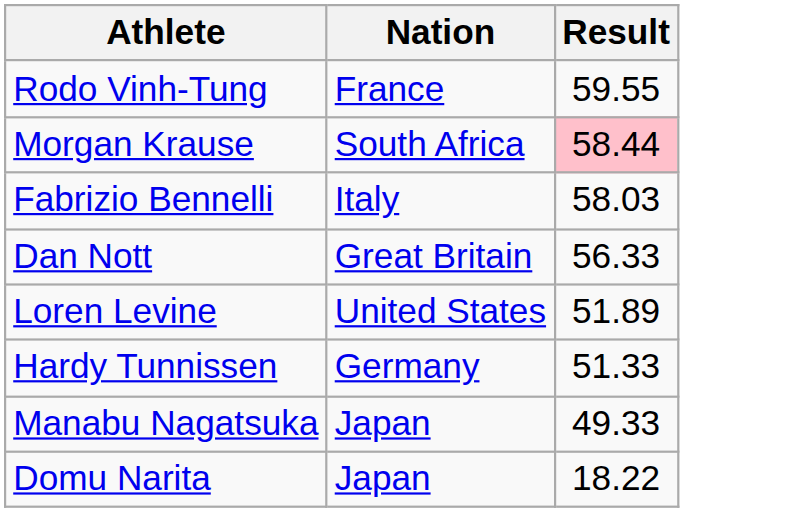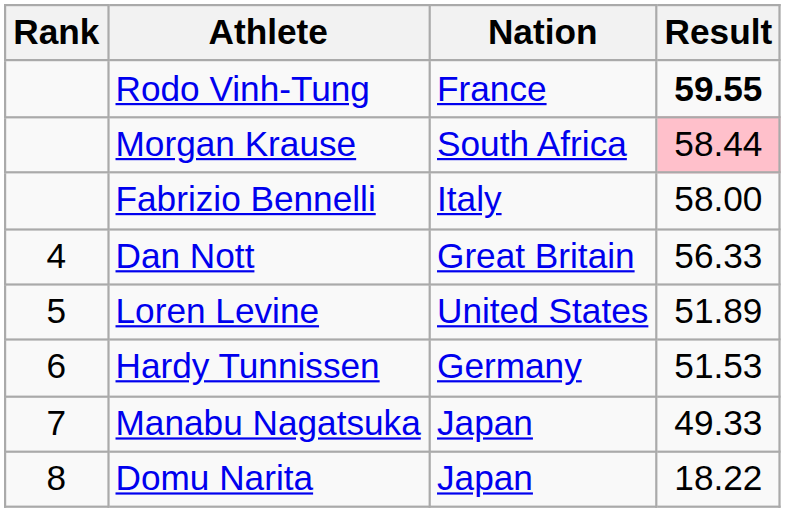+ column: (56, 32)
(616, 88) normal -> (718, 88) bold
(616, 199) 58.03 -> (718, 199) 58.00
(616, 367) 51.33 -> (718, 367) 51.53
